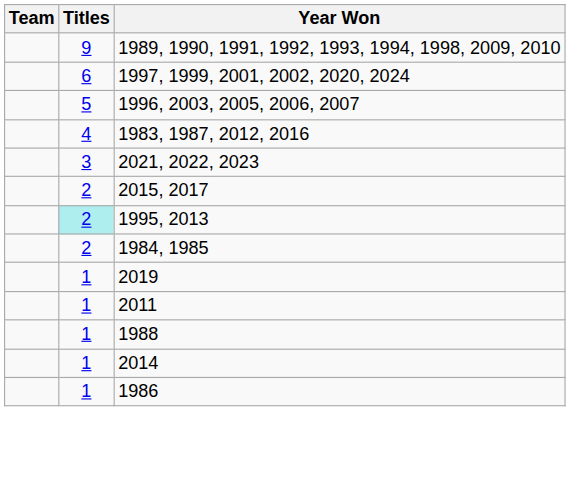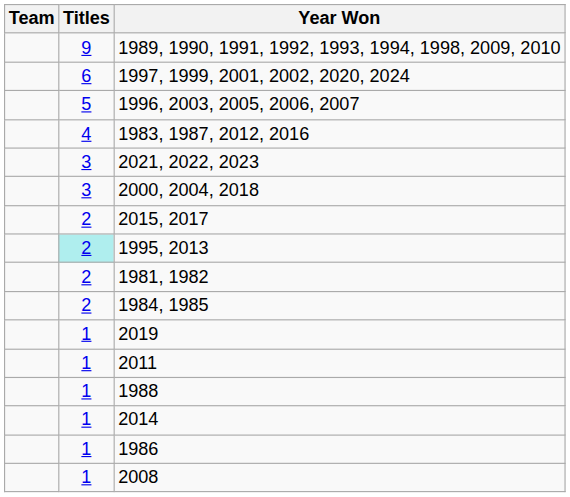+ row: (189, 190)
+ row: (163, 276)
+ row: (138, 477)
